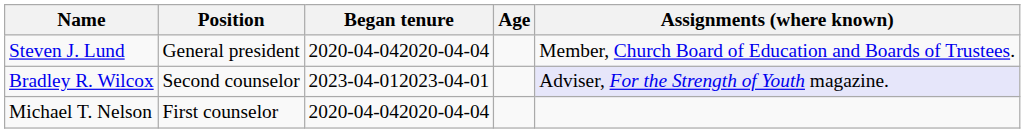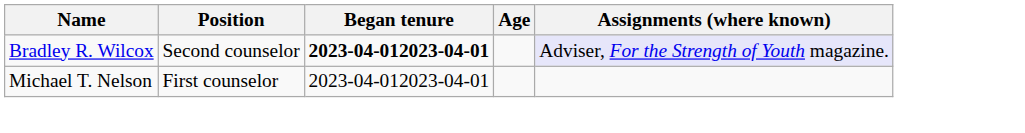- row: (67, 50)
(399, 81) normal -> (399, 50) bold
(399, 111) 2020-04-042020-04-04 -> (399, 81) 2023-04-012023-04-01
